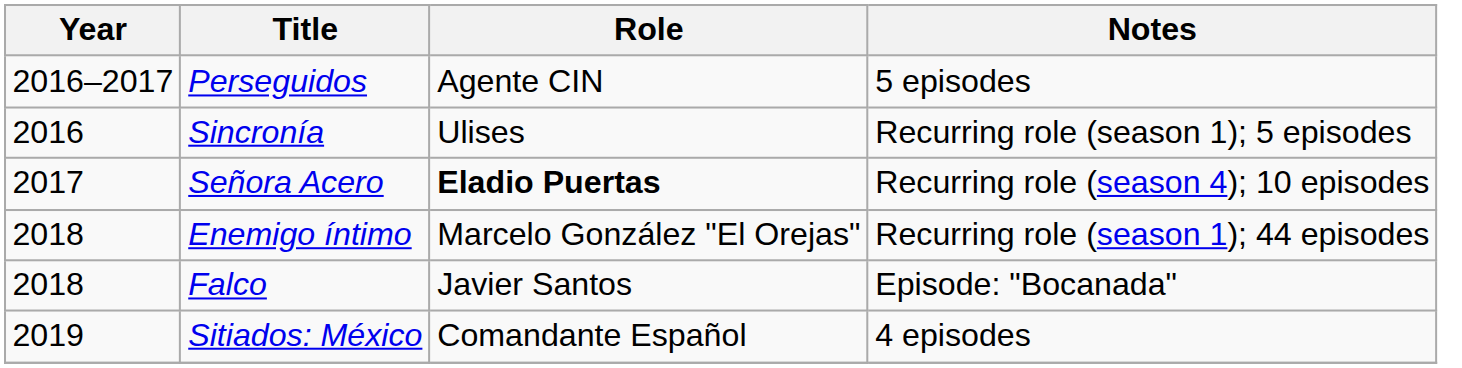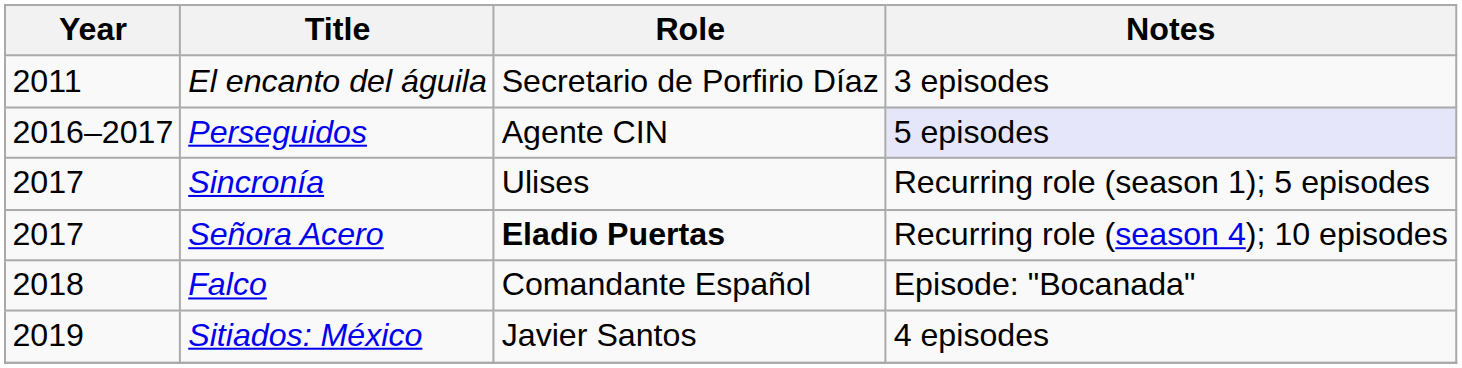+ row: (338, 81)
(953, 81) no background -> (971, 132) lavender background
(48, 132) 2016 -> (48, 183) 2017
- row: (300, 234)
(535, 285) Javier Santos -> (656, 285) Comandante Español
(592, 336) Comandante Español -> (599, 336) Javier Santos
